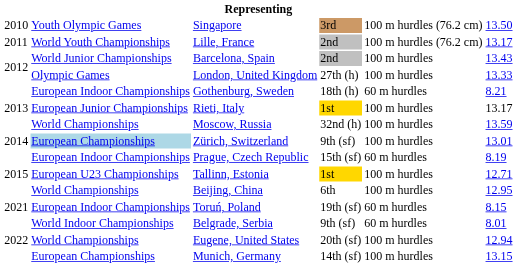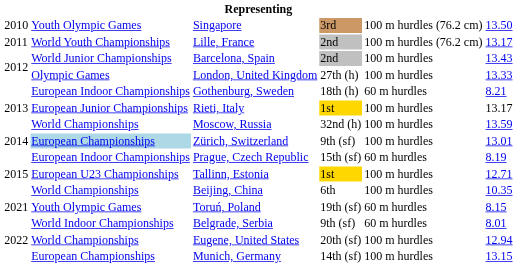(499, 190) 12.95 -> (499, 190) 10.35
(111, 207) European Indoor Championships -> (86, 207) Youth Olympic Games
